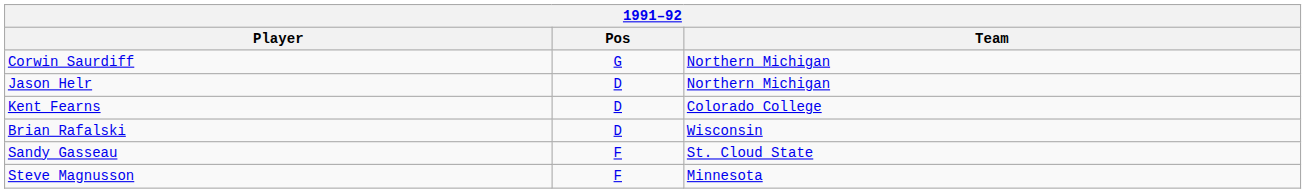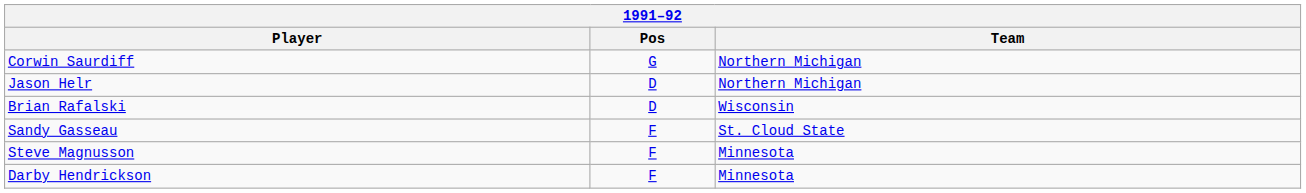- row: (54, 108)
+ row: (79, 176)
